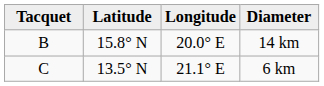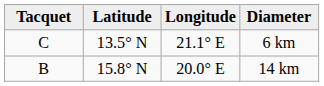rows swapped: (279, 42) <-> (279, 68)
